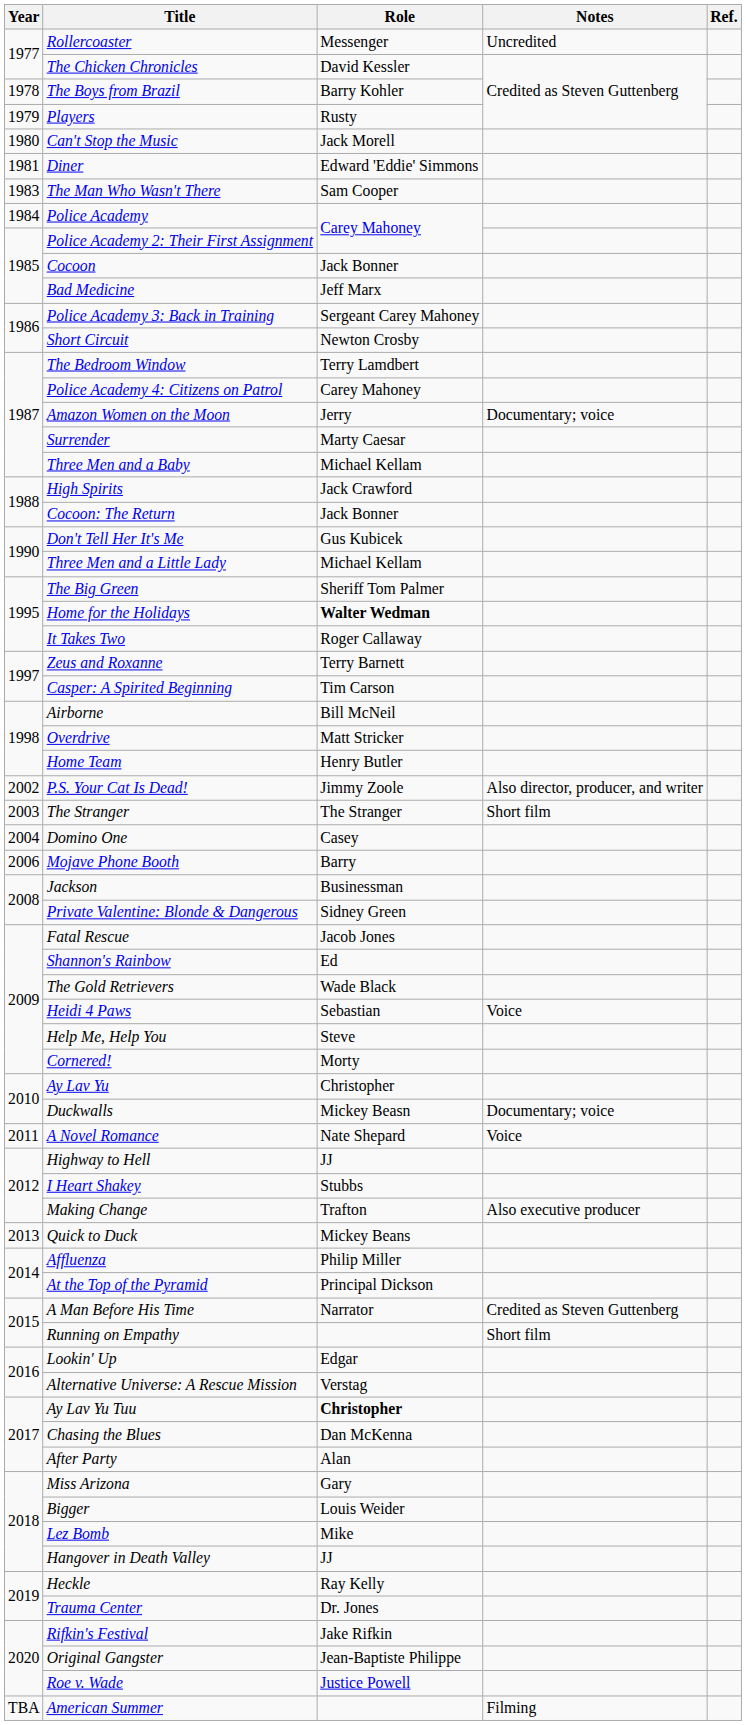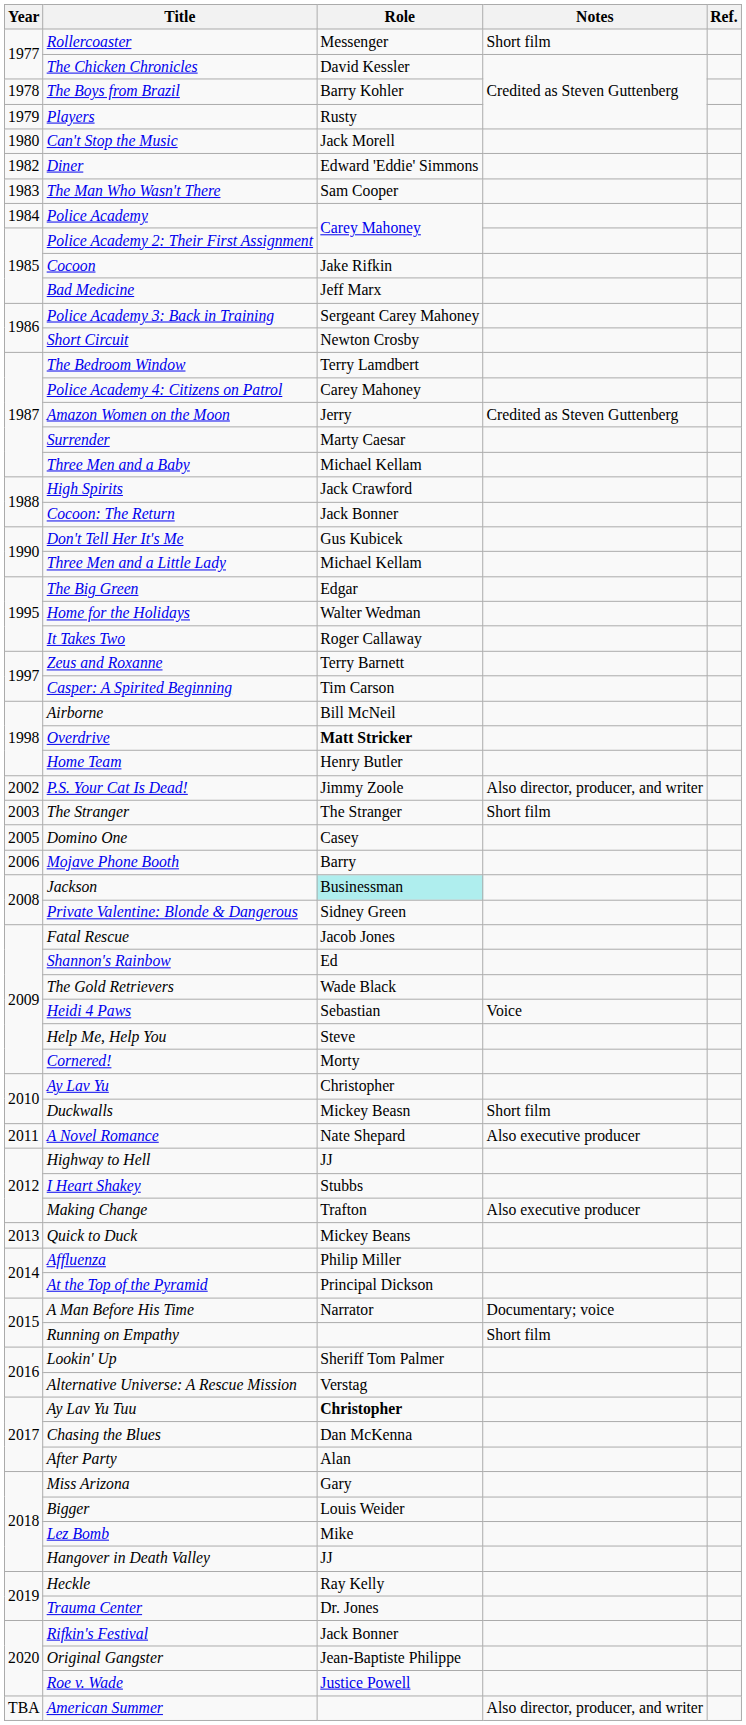(521, 41) Uncredited -> (519, 41) Short film
(24, 166) 1981 -> (24, 166) 1982
(359, 265) Jack Bonner -> (356, 265) Jake Rifkin
(550, 414) Documentary; voice -> (582, 414) Credited as Steven Guttenberg
(382, 588) Sheriff Tom Palmer -> (339, 588) Edgar
(375, 613) bold -> (370, 613) normal
(362, 738) normal -> (366, 738) bold
(24, 837) 2004 -> (24, 837) 2005
(362, 887) no background -> (362, 887) paleturquoise background
(550, 1111) Documentary; voice -> (519, 1111) Short film
(504, 1135) Voice -> (563, 1135) Also executive producer
(582, 1310) Credited as Steven Guttenberg -> (550, 1310) Documentary; voice
(339, 1359) Edgar -> (382, 1359) Sheriff Tom Palmer
(356, 1633) Jake Rifkin -> (359, 1633) Jack Bonner
(511, 1707) Filming -> (595, 1707) Also director, producer, and writer
